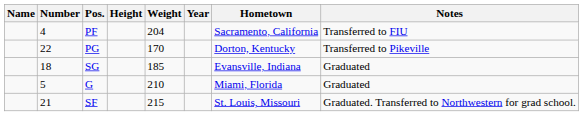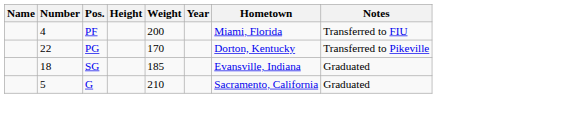(156, 31) 204 -> (156, 31) 200
(266, 31) Sacramento, California -> (248, 31) Miami, Florida
(248, 84) Miami, Florida -> (266, 84) Sacramento, California
- row: (91, 102)
